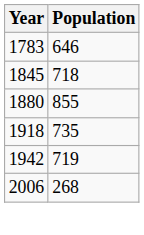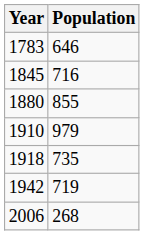(66, 74) 718 -> (66, 74) 716
+ row: (26, 131)
